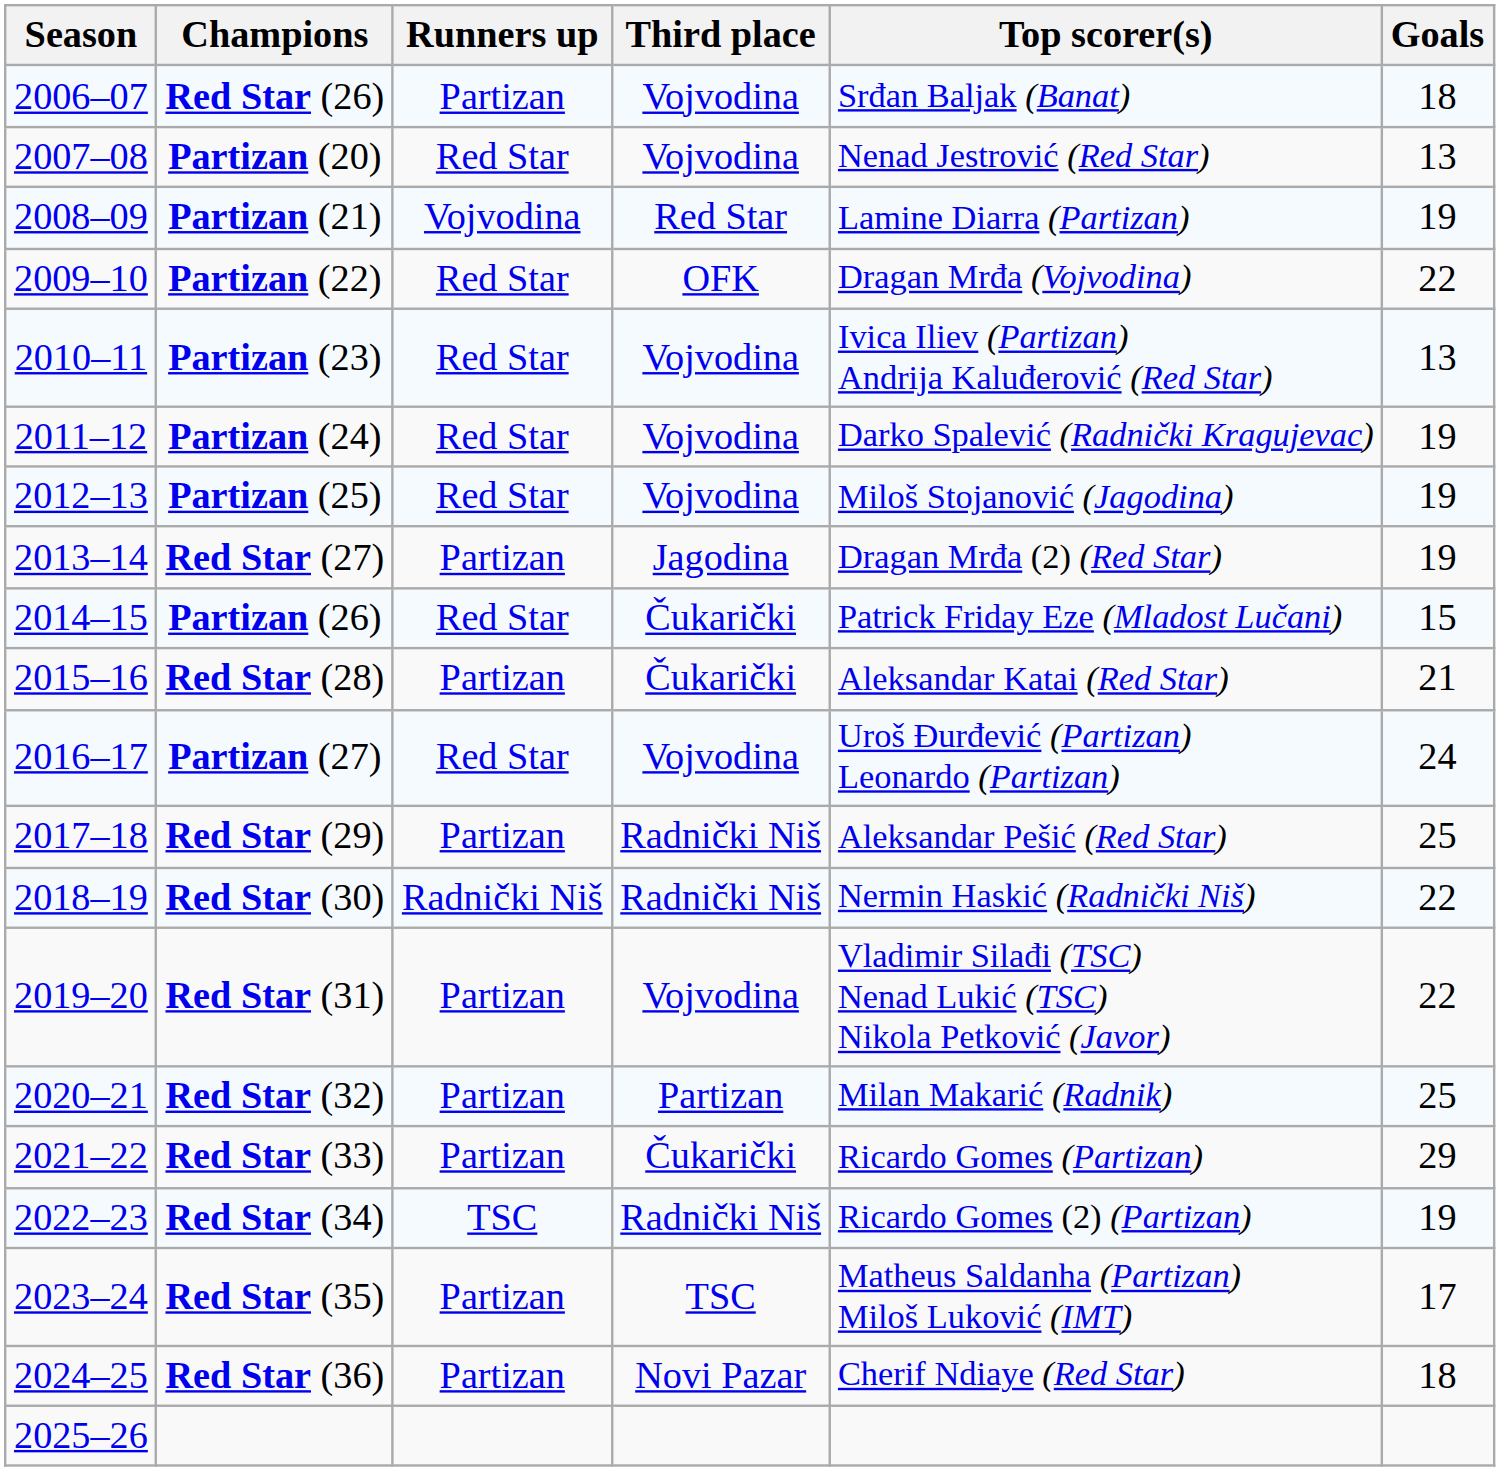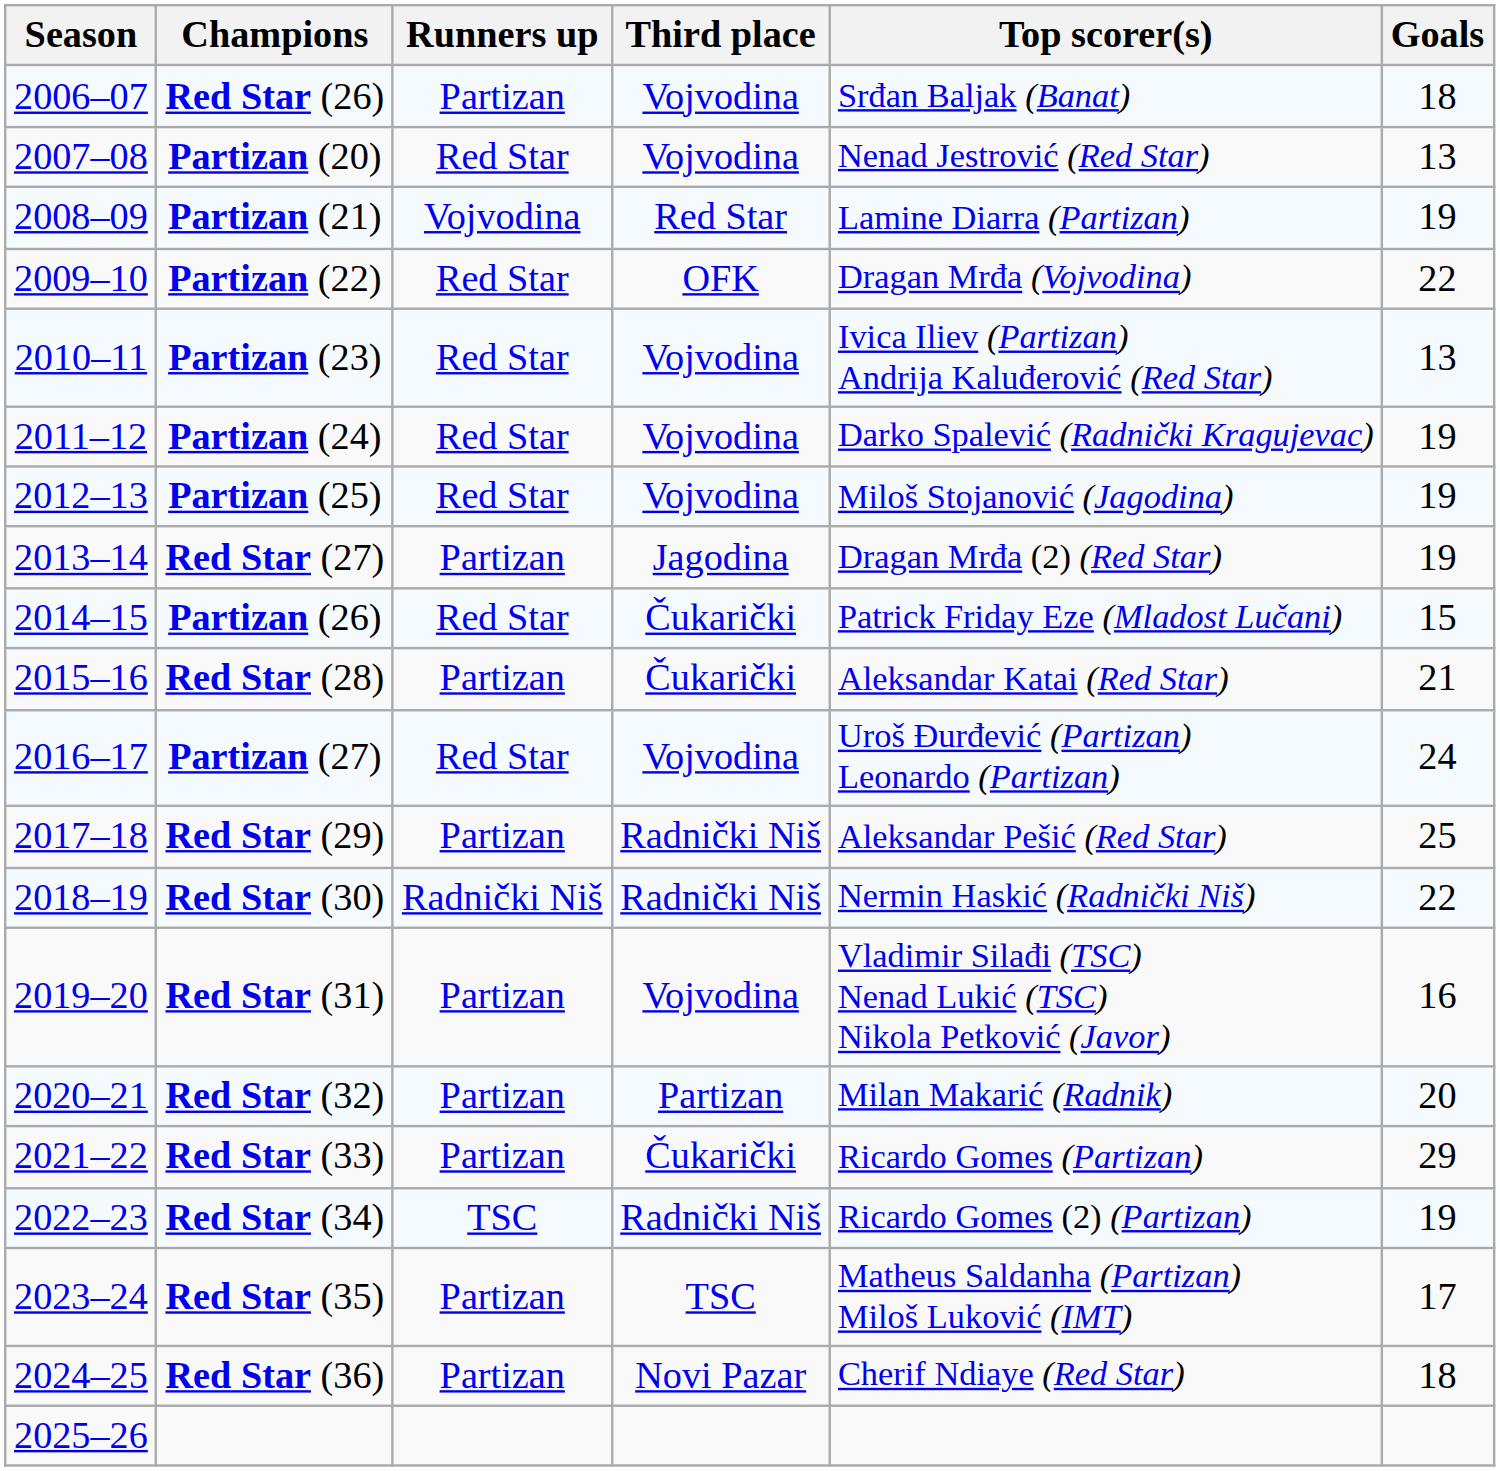(1437, 996) 22 -> (1437, 996) 16
(1437, 1095) 25 -> (1437, 1095) 20
